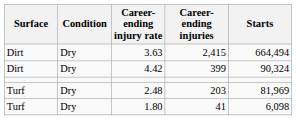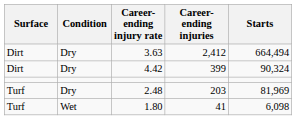(214, 52) 2,415 -> (214, 52) 2,412
(68, 106) Dry -> (69, 106) Wet
